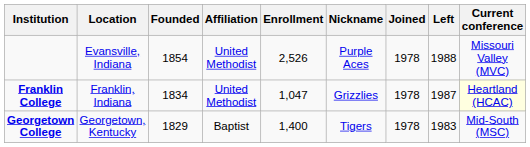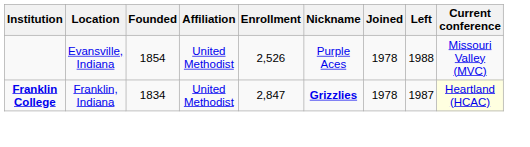(293, 95) 1,047 -> (271, 95) 2,847
(356, 95) normal -> (333, 95) bold
- row: (41, 126)
